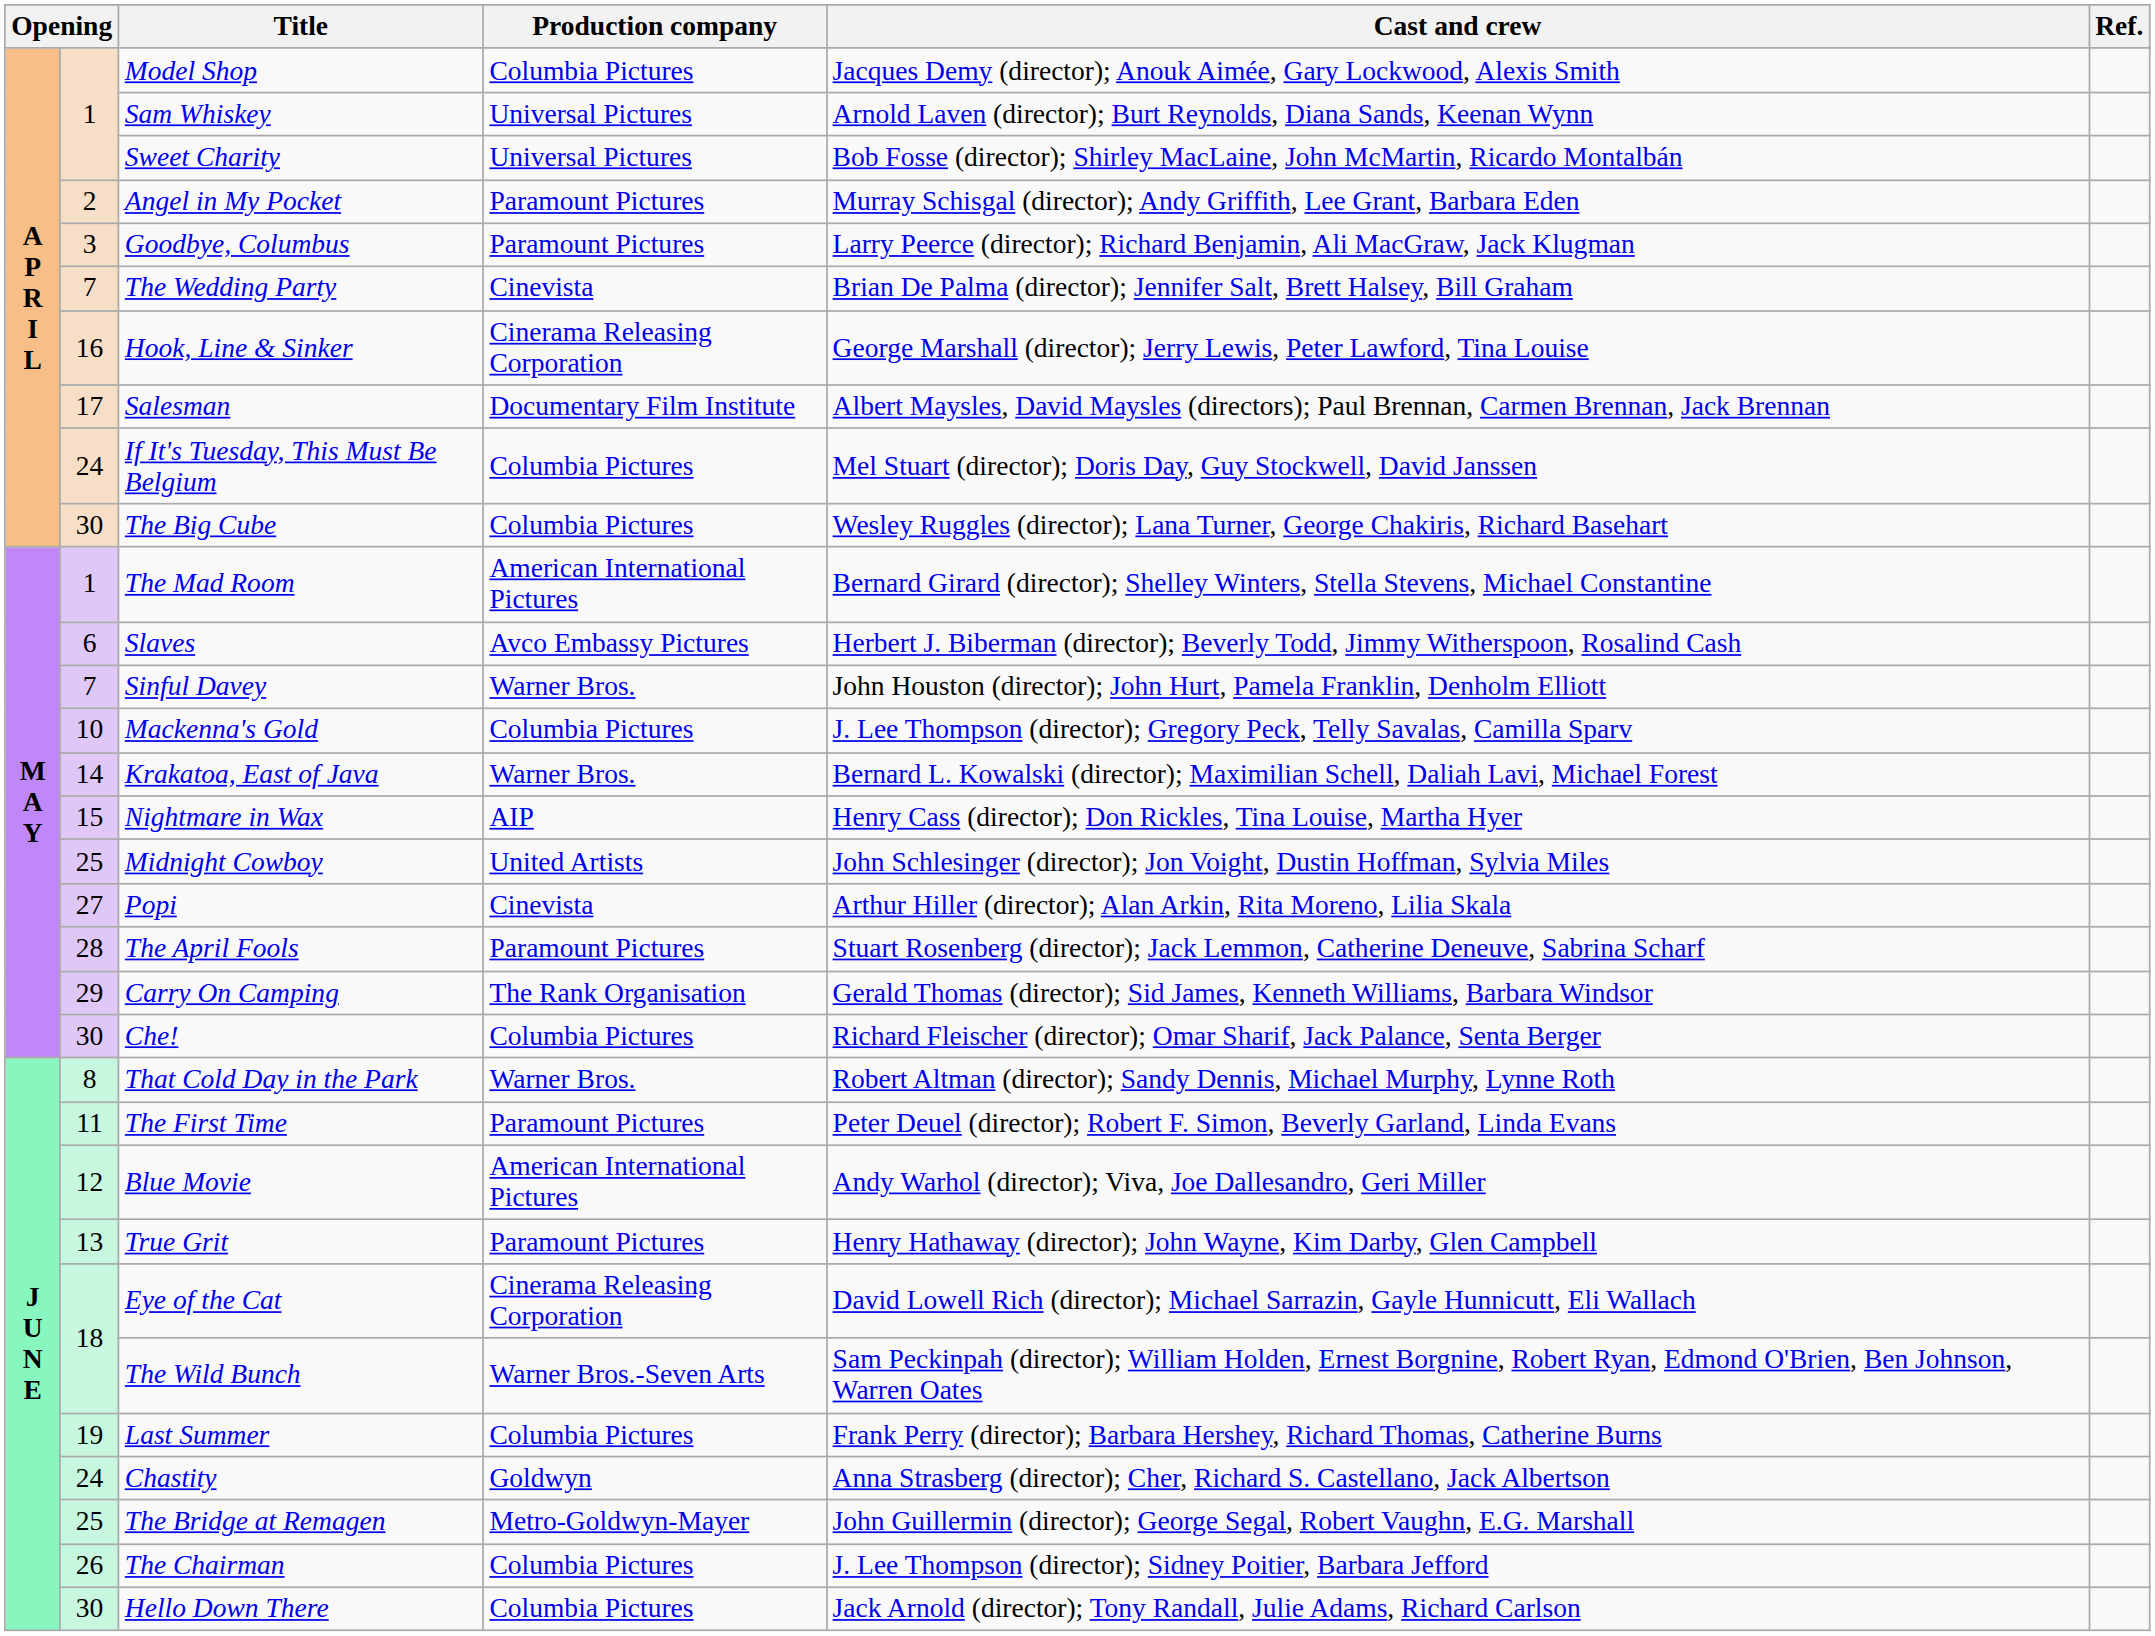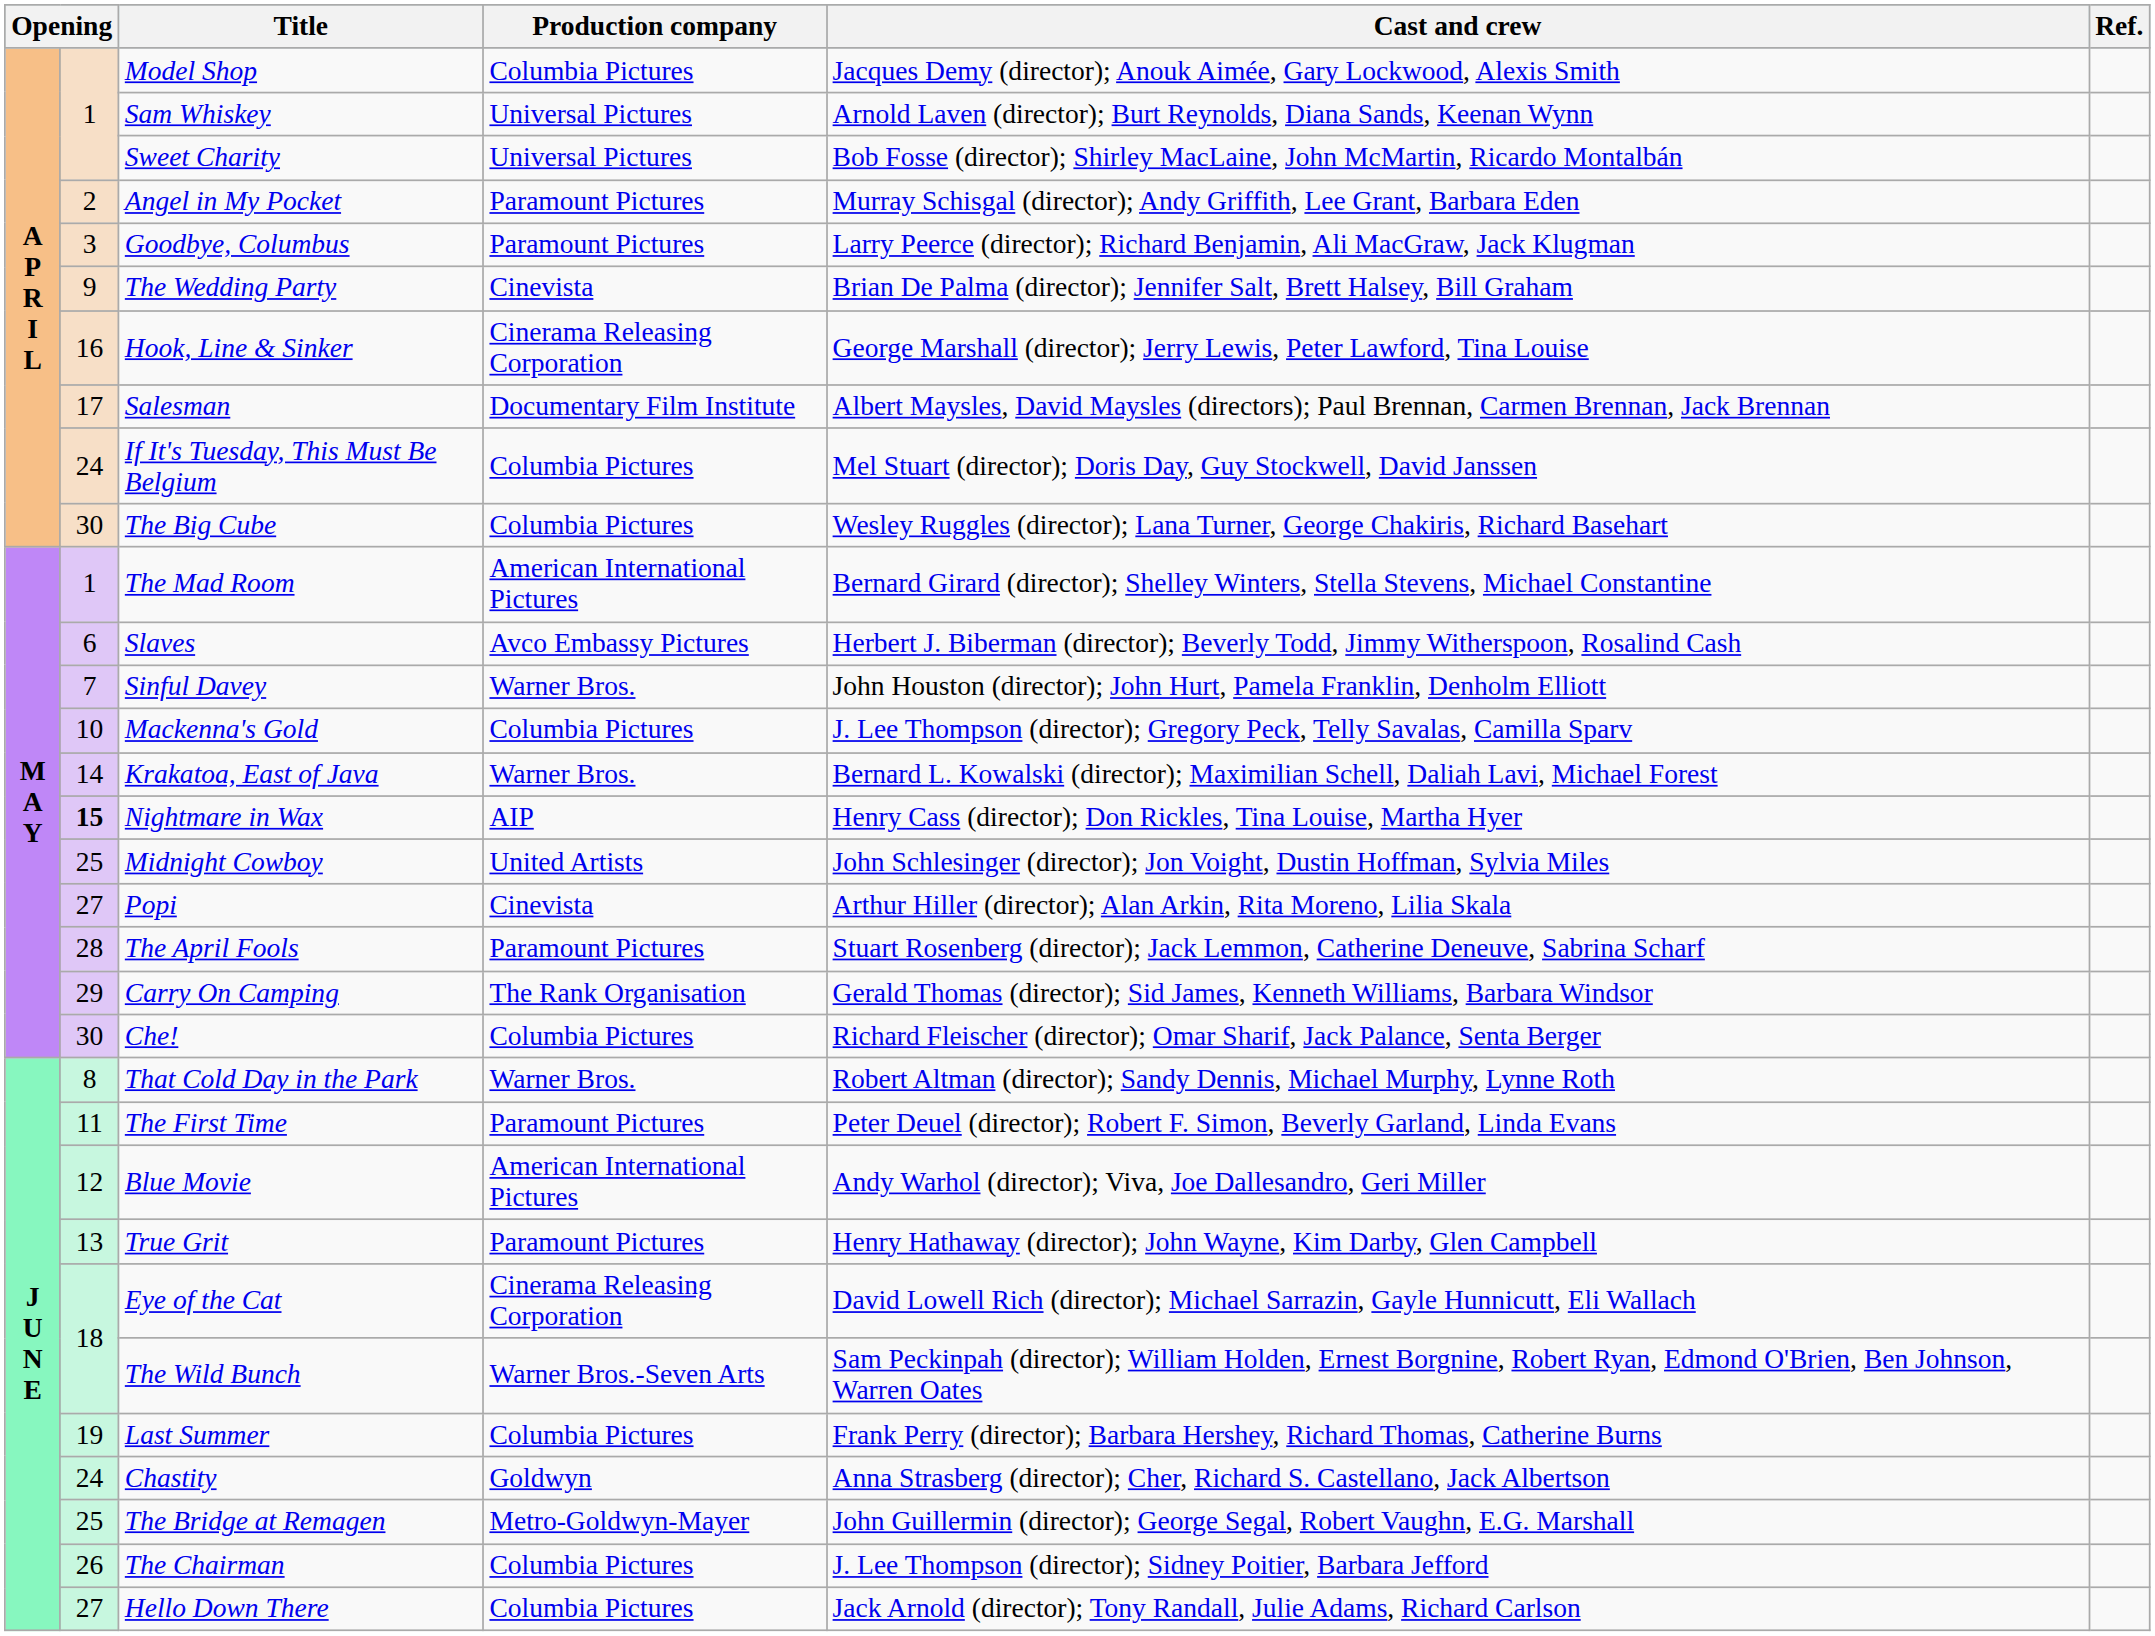(90, 288) 7 -> (90, 288) 9
(90, 817) normal -> (90, 817) bold
(90, 1608) 30 -> (90, 1608) 27
